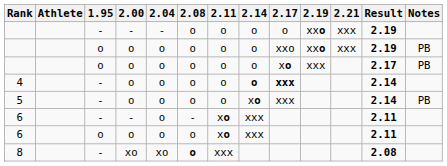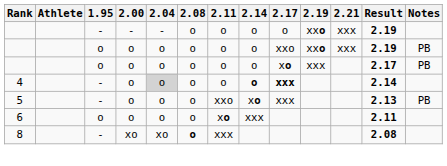(162, 83) no background -> (162, 83) lightgrey background
(224, 100) o -> (224, 100) xxo
(384, 100) 2.14 -> (384, 100) 2.13
- row: (20, 117)
